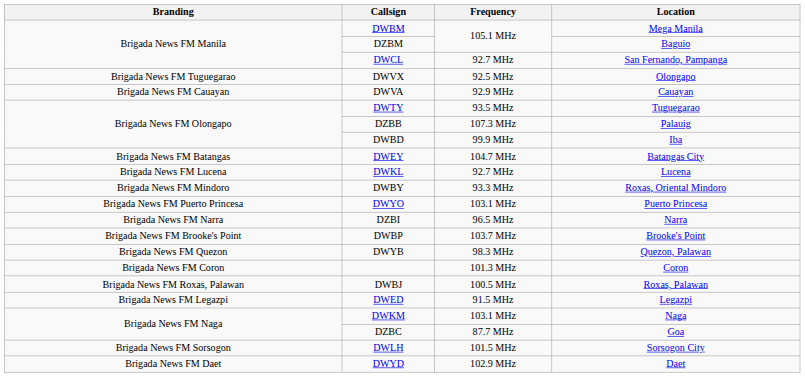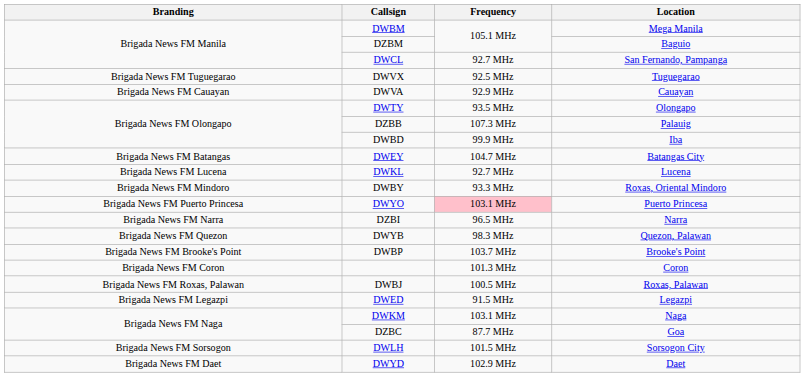(676, 76) Olongapo -> (676, 76) Tuguegarao
(676, 108) Tuguegarao -> (676, 108) Olongapo
(493, 204) no background -> (493, 204) pink background
rows swapped: (388, 236) <-> (388, 252)
